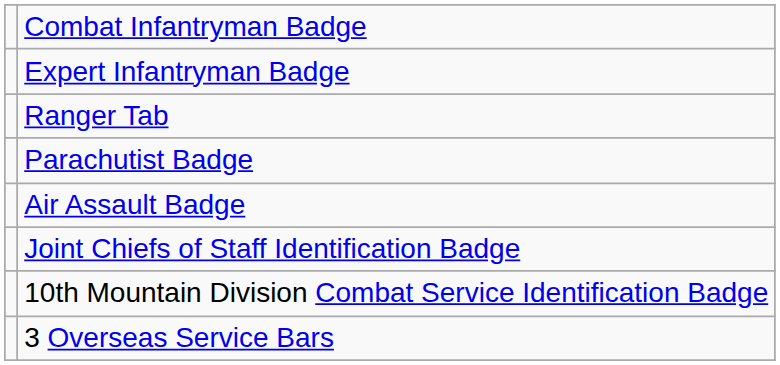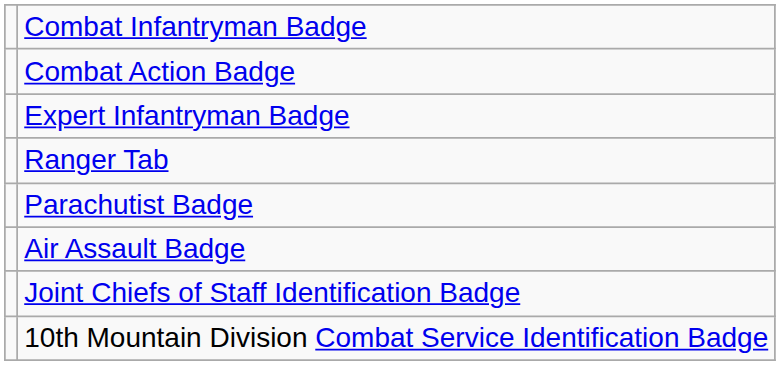+ row: (160, 71)
- row: (179, 337)
